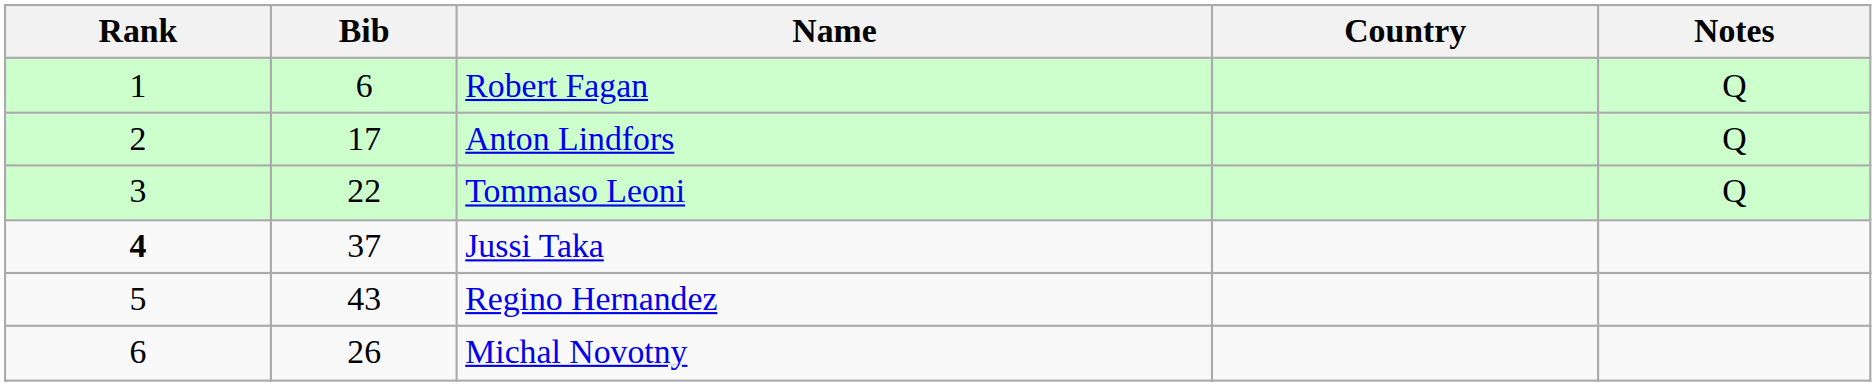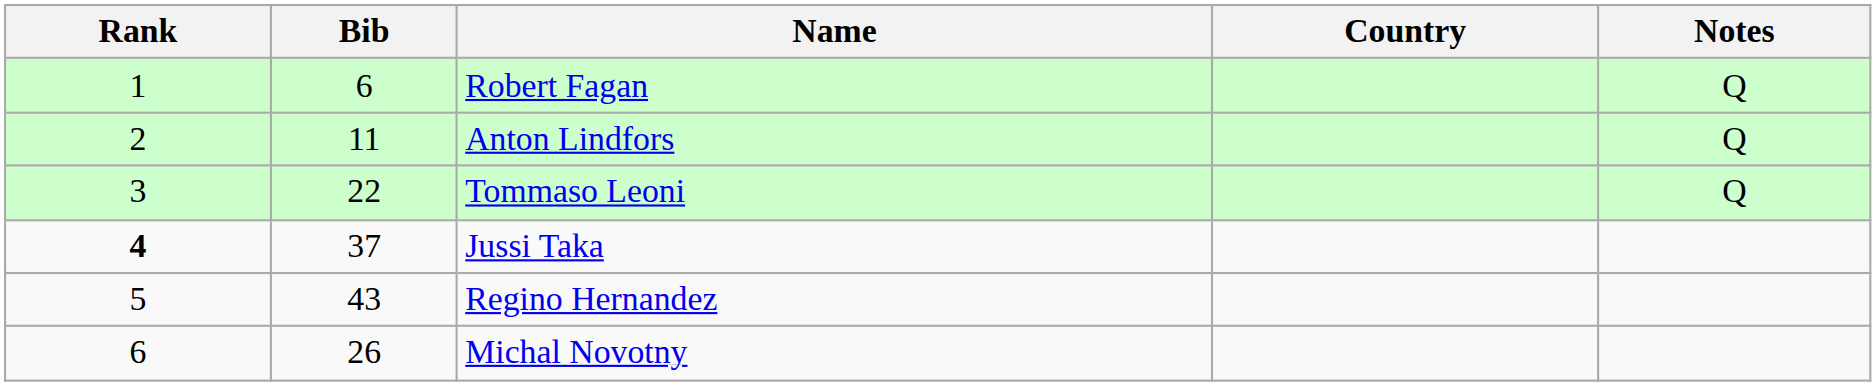(364, 138) 17 -> (364, 138) 11
